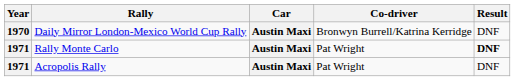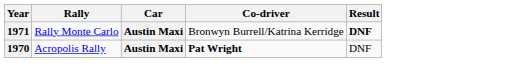- row: (140, 31)
(340, 48) Pat Wright -> (266, 31) Bronwyn Burrell/Katrina Kerridge
(18, 66) 1971 -> (18, 48) 1970
(340, 66) normal -> (215, 48) bold
